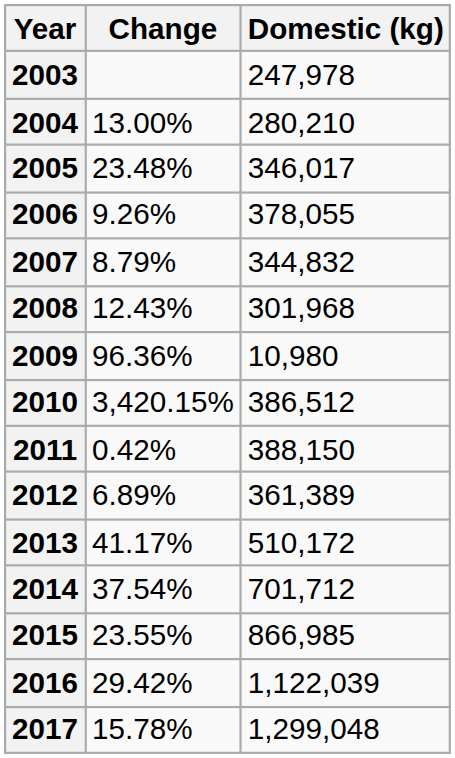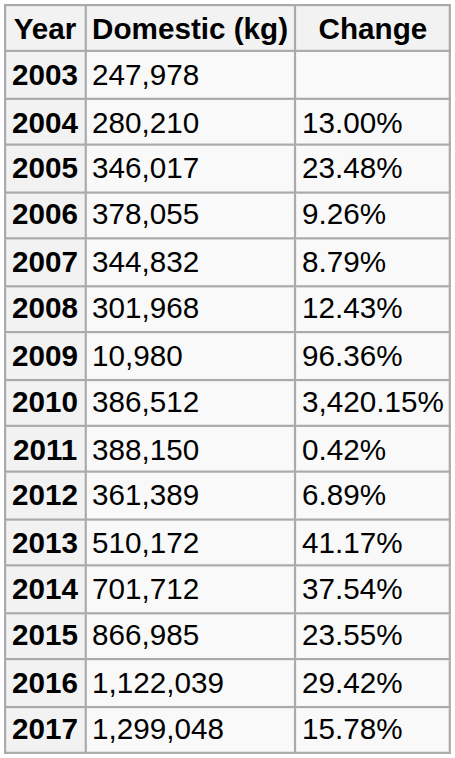columns swapped: (346, 28) <-> (163, 28)
